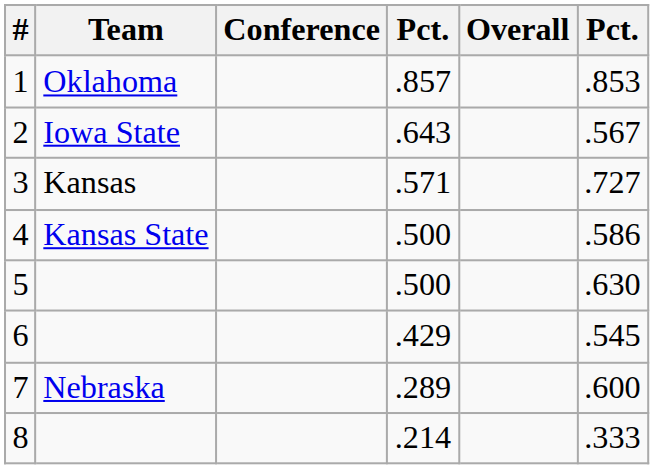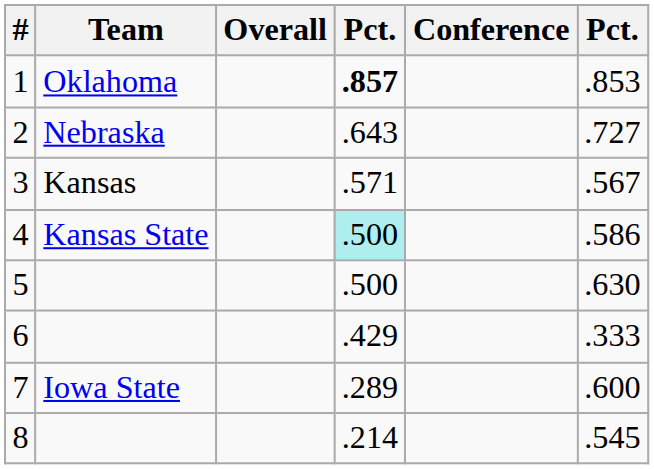columns swapped: (302, 30) <-> (518, 30)
(423, 81) normal -> (370, 81) bold
(112, 132) Iowa State -> (104, 132) Nebraska
(612, 132) .567 -> (612, 132) .727
(612, 183) .727 -> (612, 183) .567
(423, 234) no background -> (370, 234) paleturquoise background
(612, 336) .545 -> (612, 336) .333
(104, 387) Nebraska -> (112, 387) Iowa State
(612, 438) .333 -> (612, 438) .545
